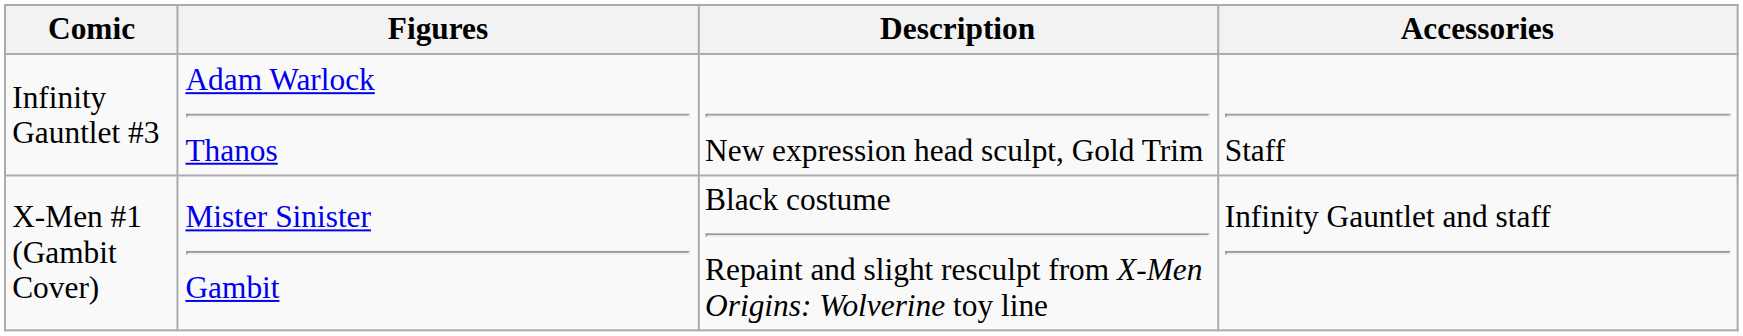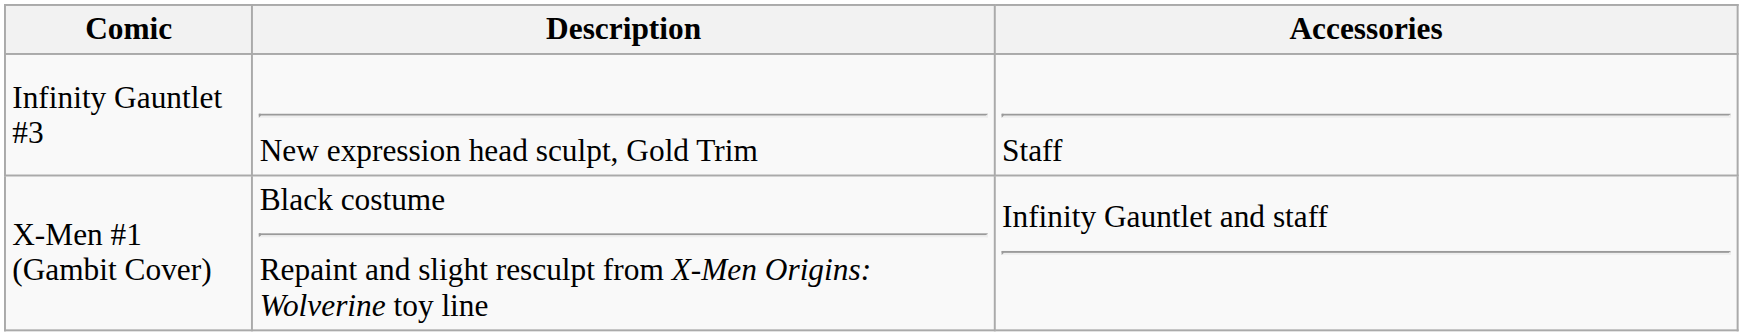- column: (438, 29)
